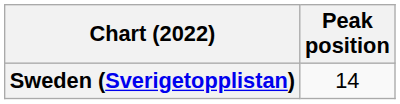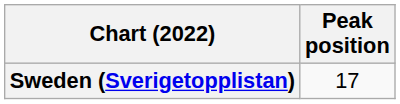(347, 80) 14 -> (347, 80) 17
